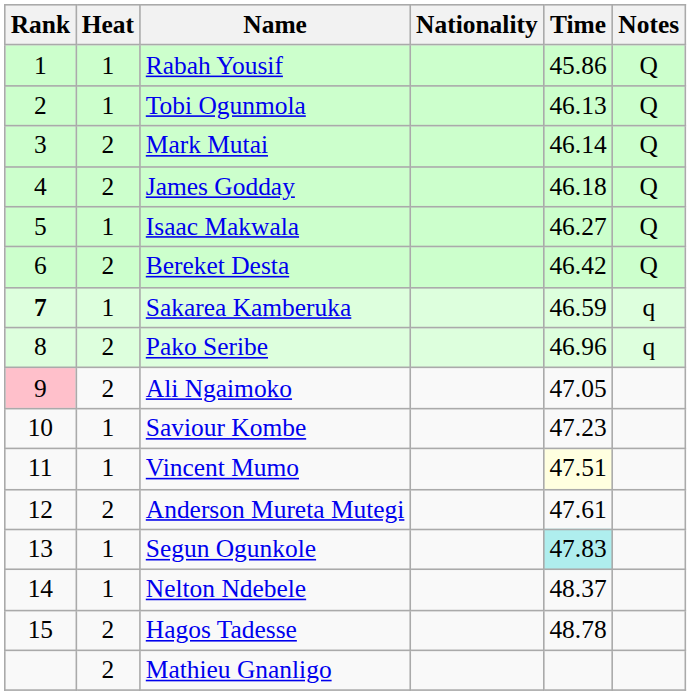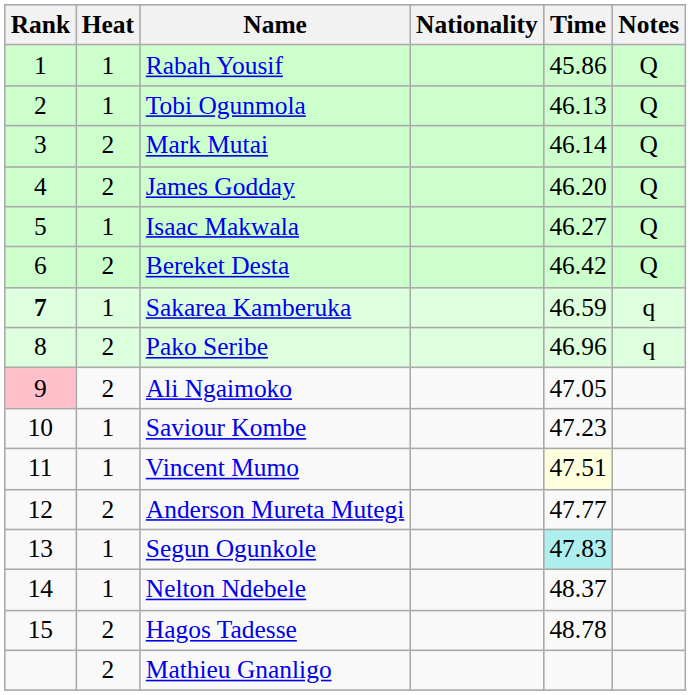(578, 186) 46.18 -> (578, 186) 46.20
(578, 508) 47.61 -> (578, 508) 47.77
